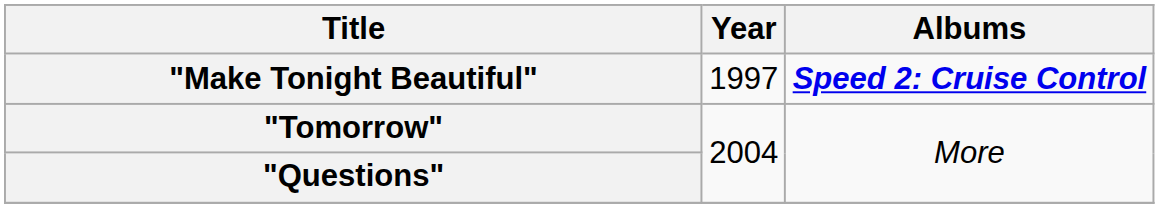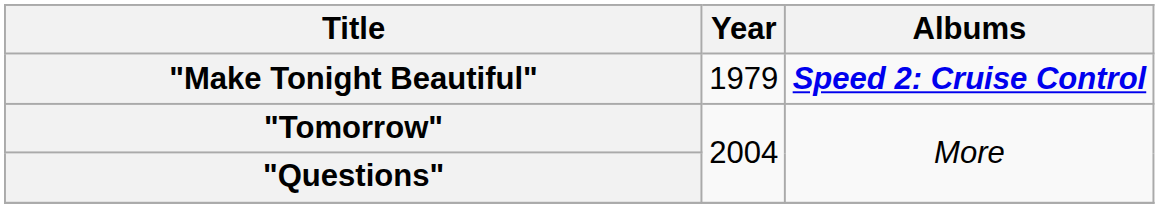(744, 78) 1997 -> (744, 78) 1979
